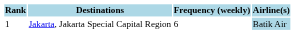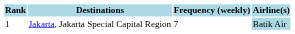(176, 23) 6 -> (176, 23) 7
